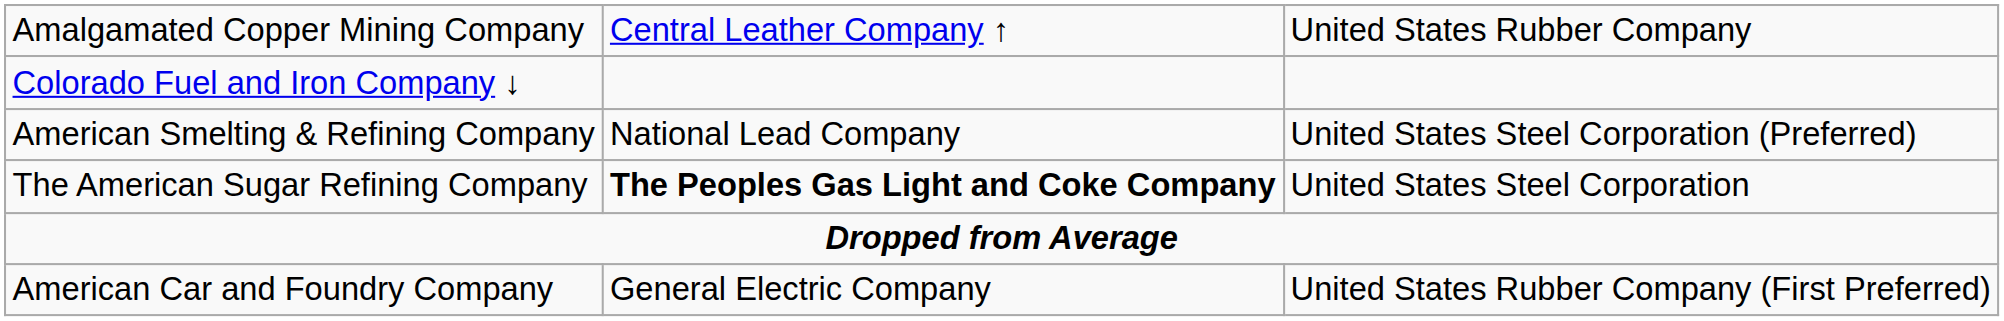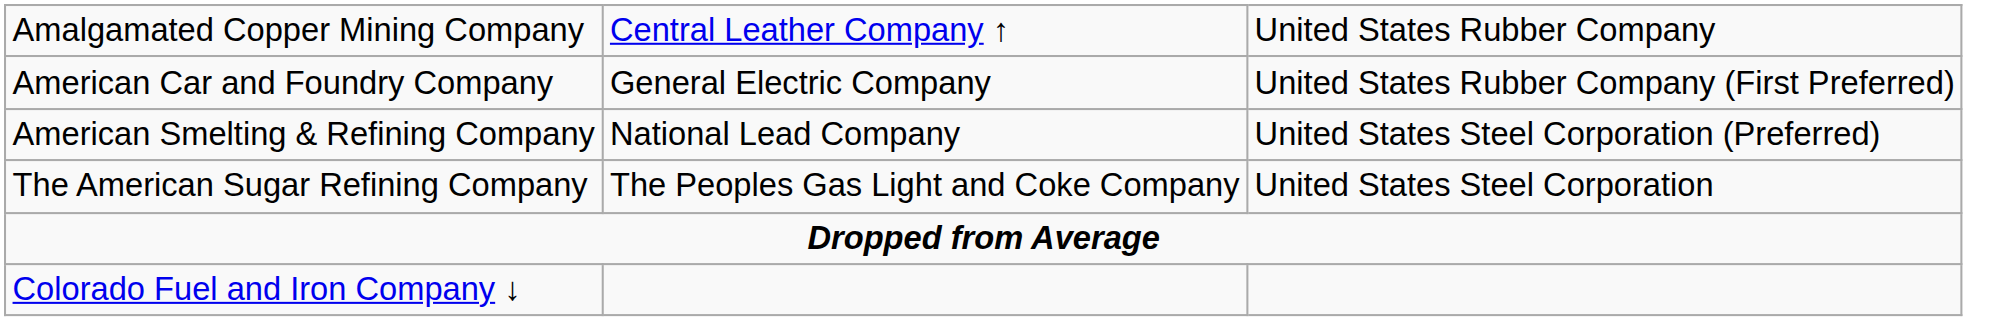rows swapped: (283, 289) <-> (267, 82)
(943, 185) bold -> (925, 185) normal
